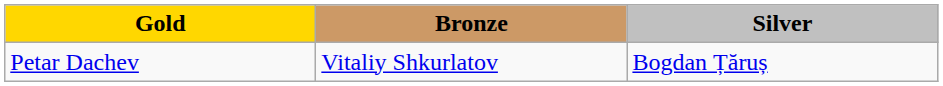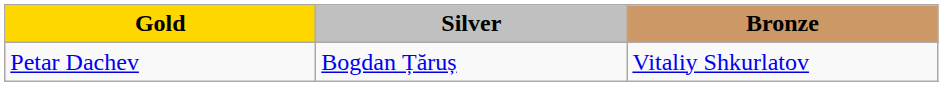columns swapped: (782, 23) <-> (471, 23)
